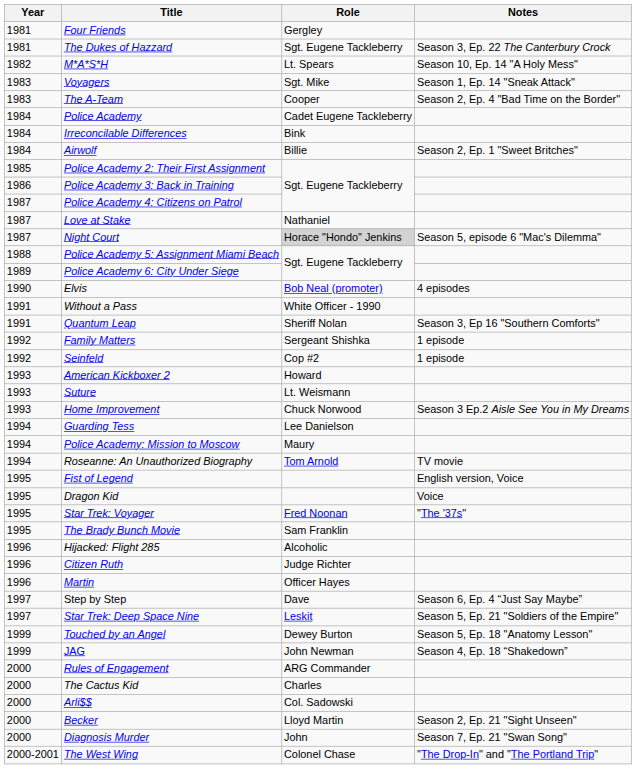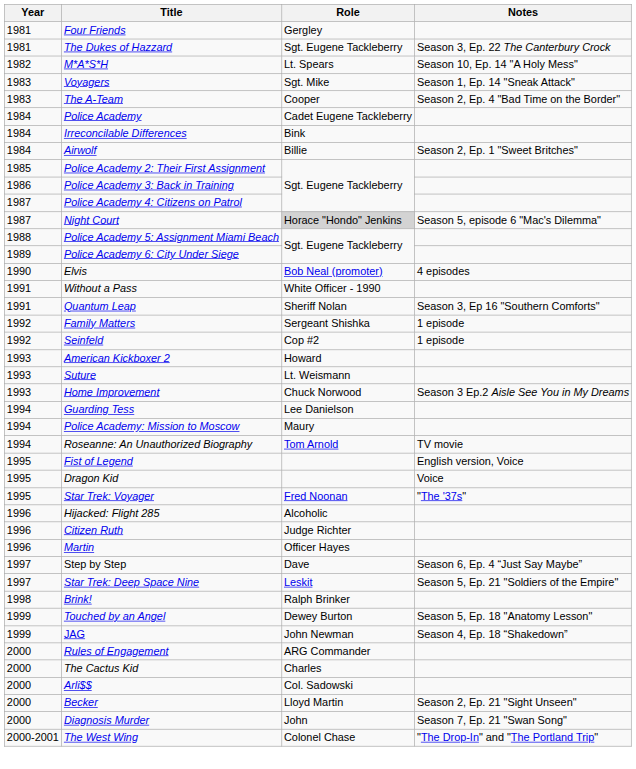- row: (97, 220)
- row: (122, 530)
+ row: (78, 599)
